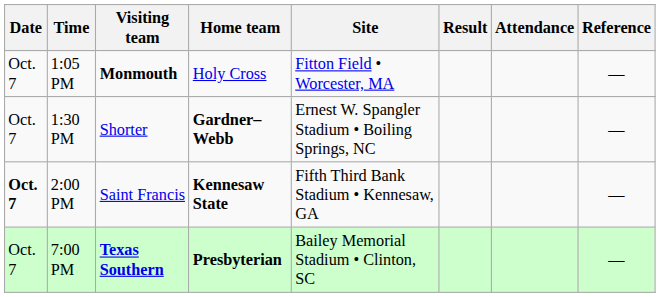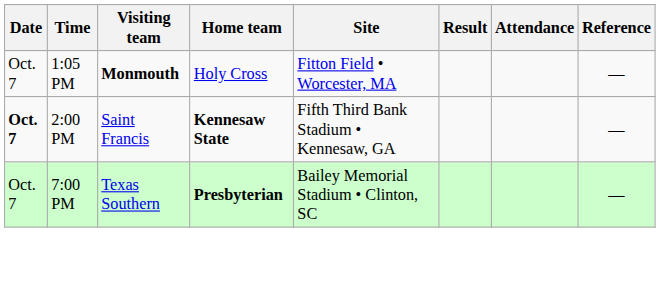- row: (65, 129)
(132, 260) bold -> (131, 194) normal
